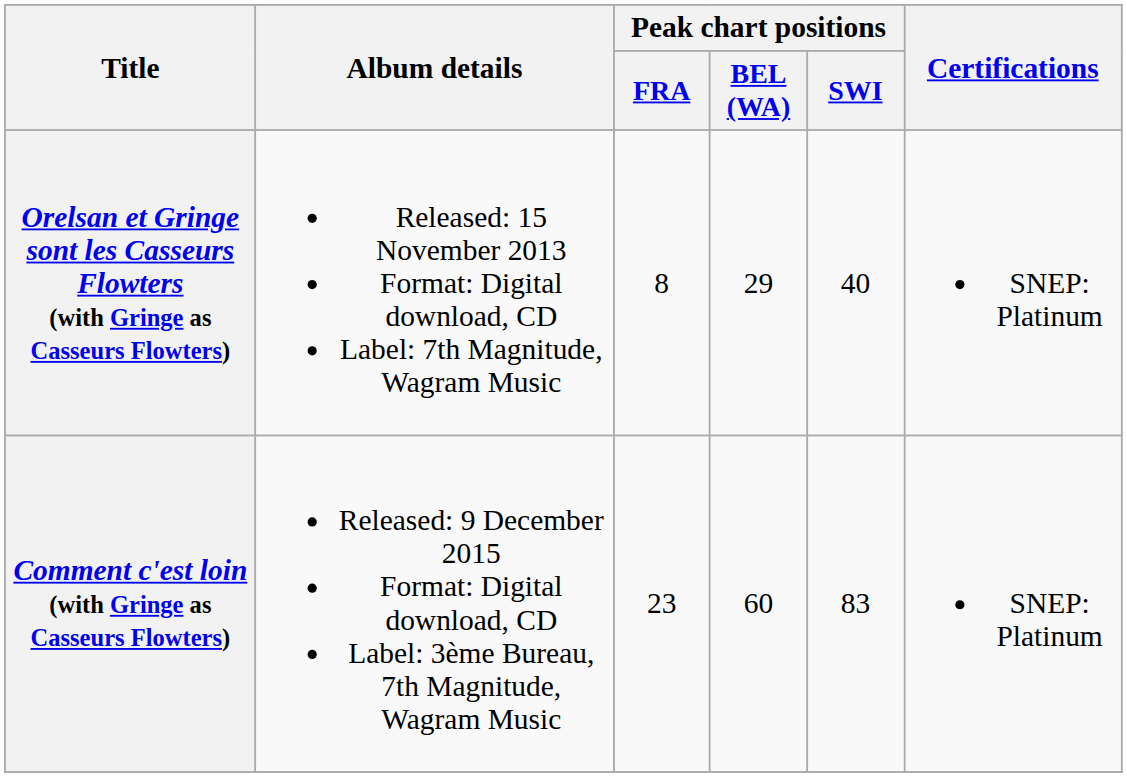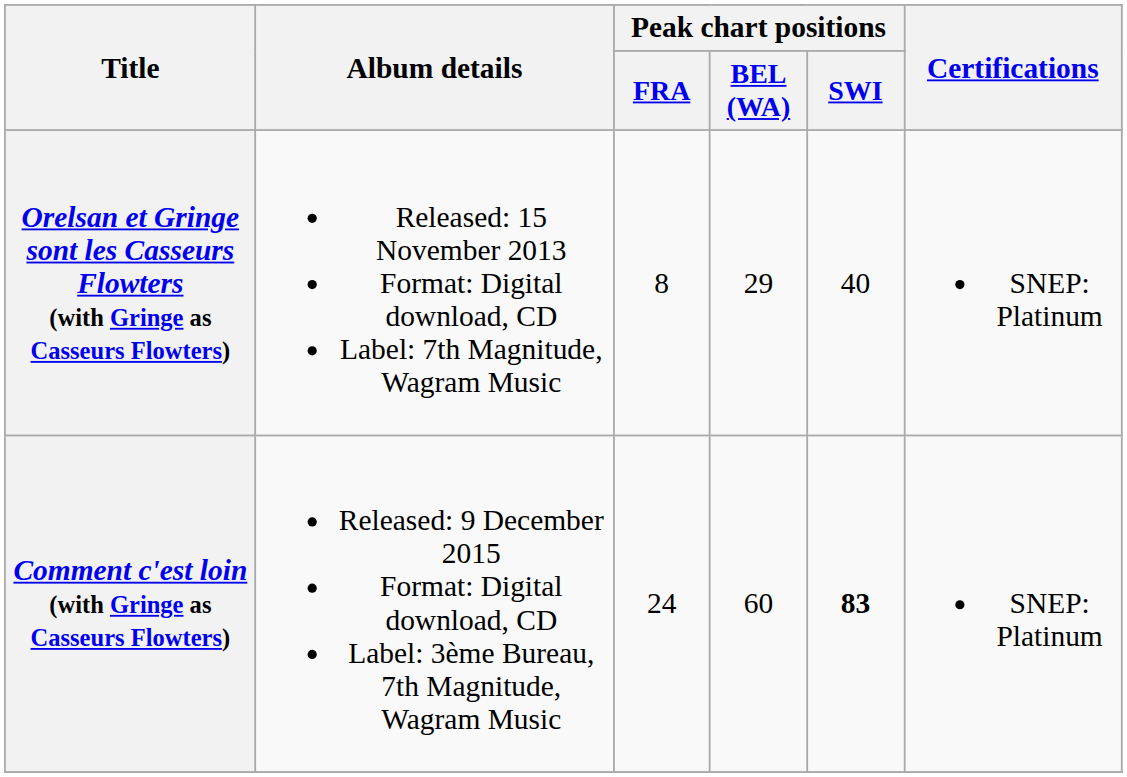(662, 603) 23 -> (662, 603) 24
(855, 603) normal -> (855, 603) bold
